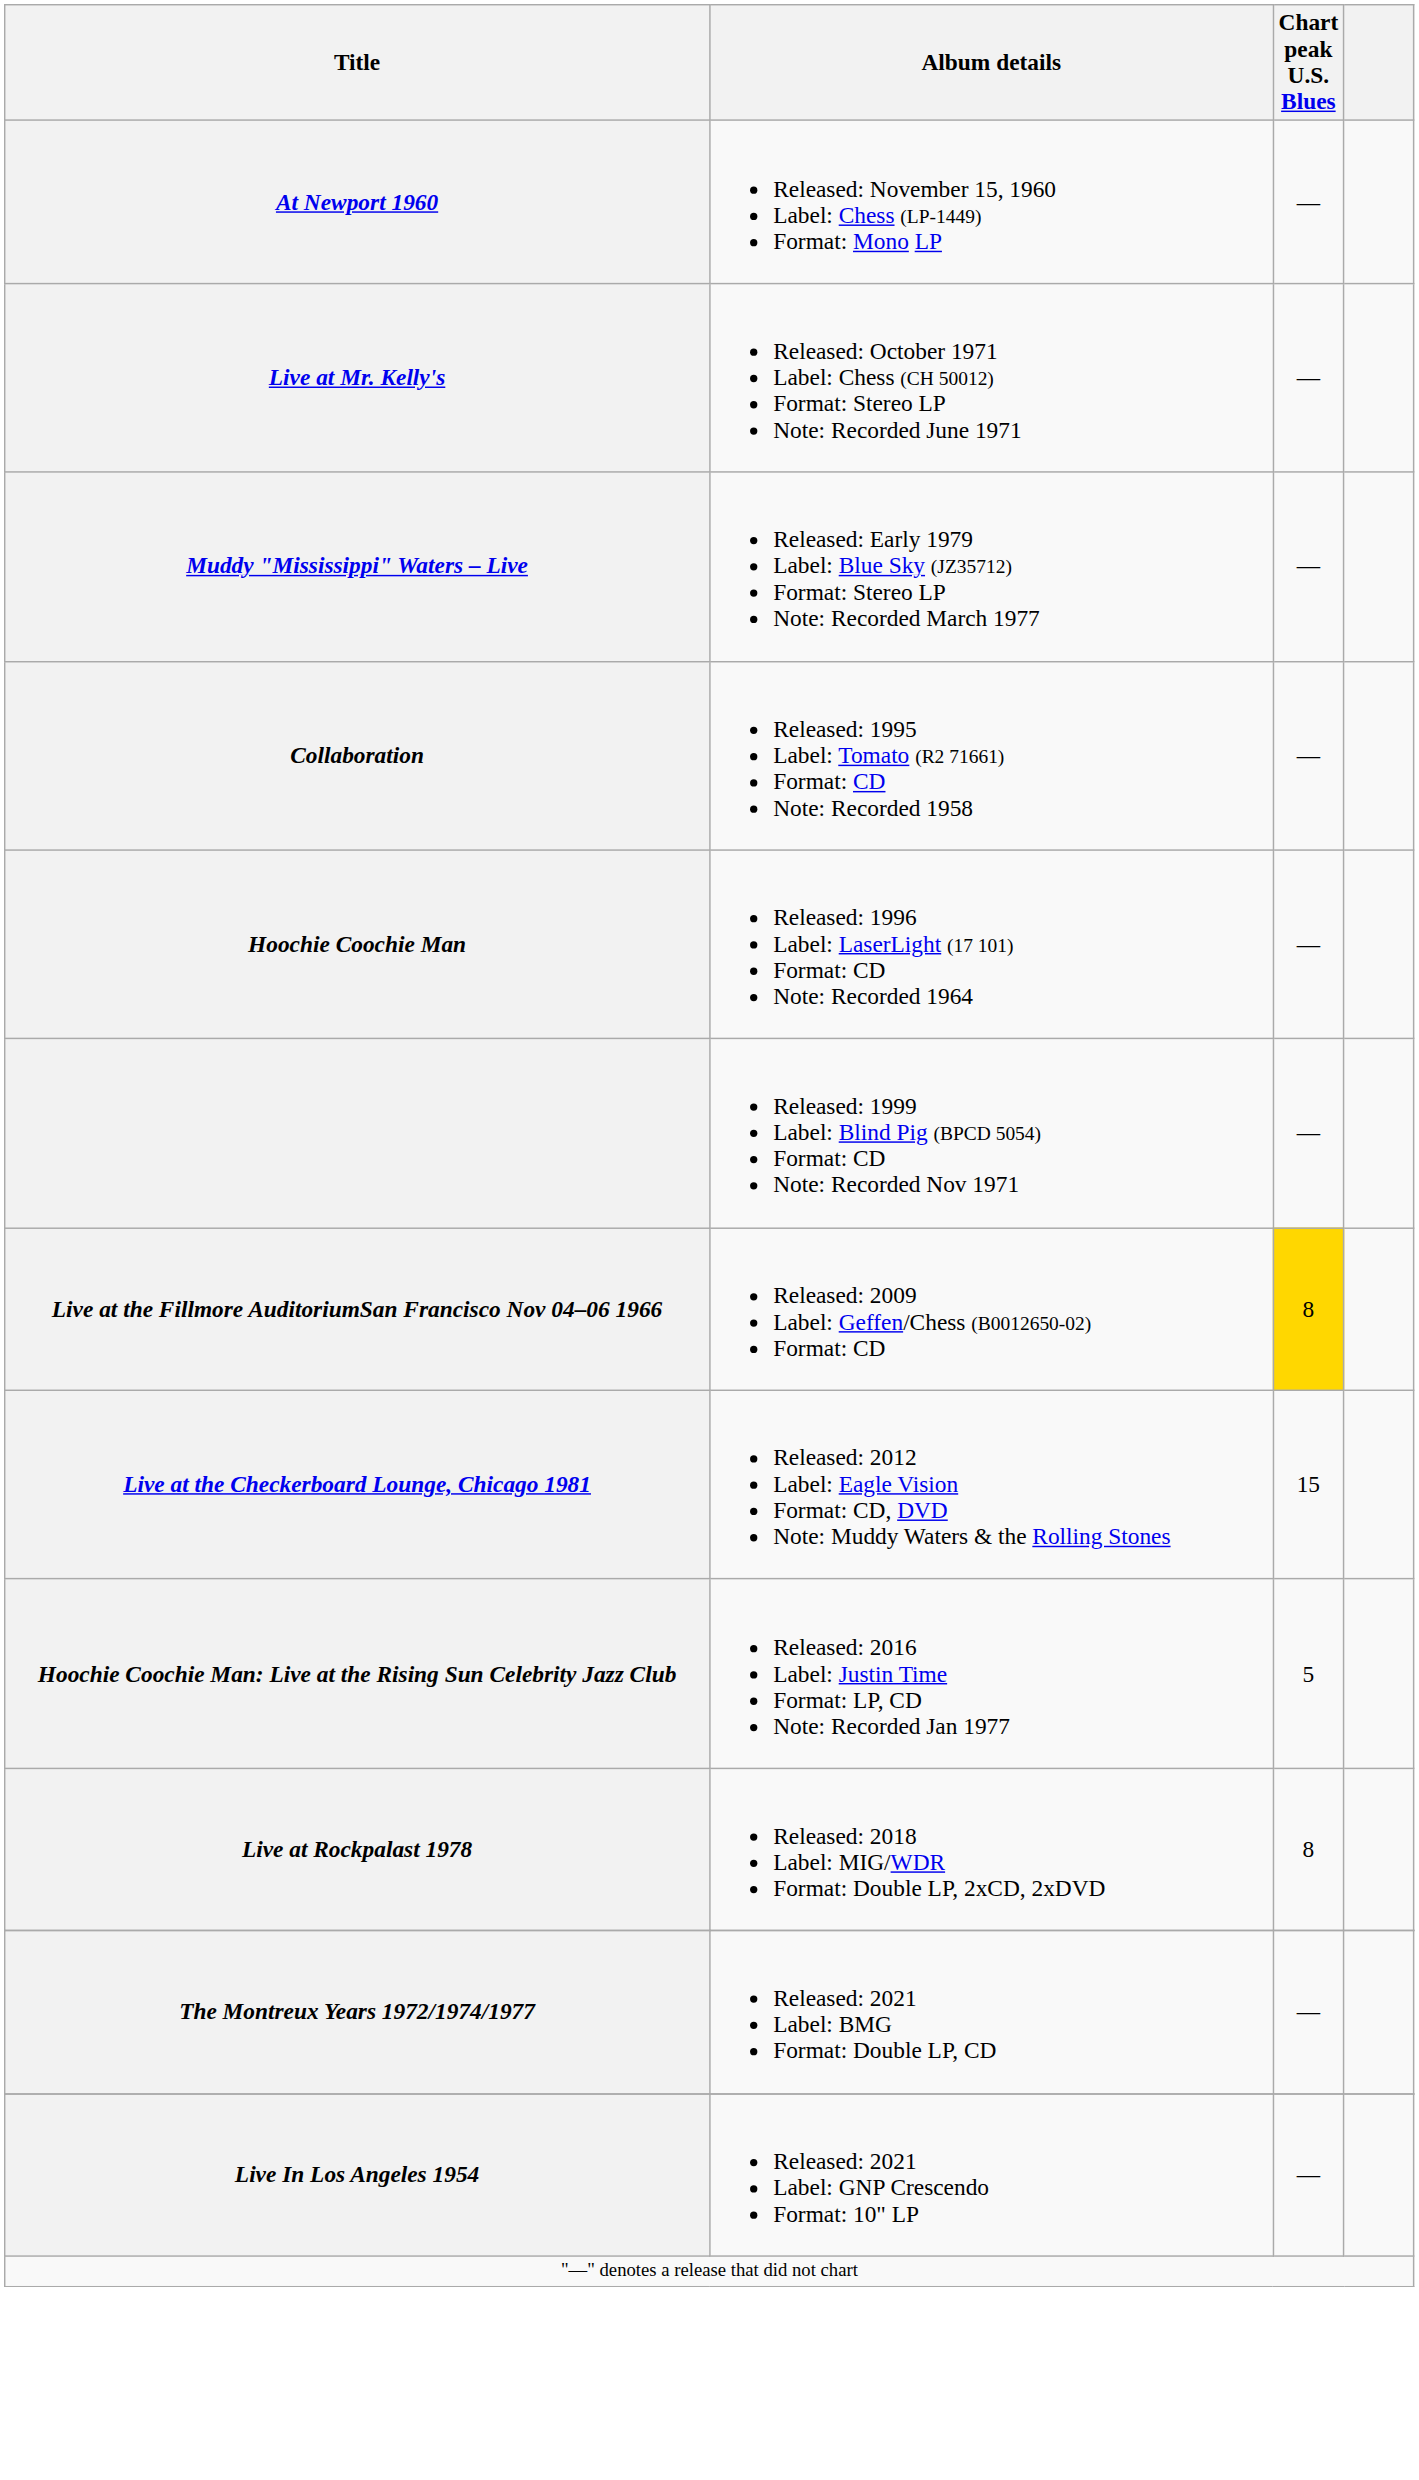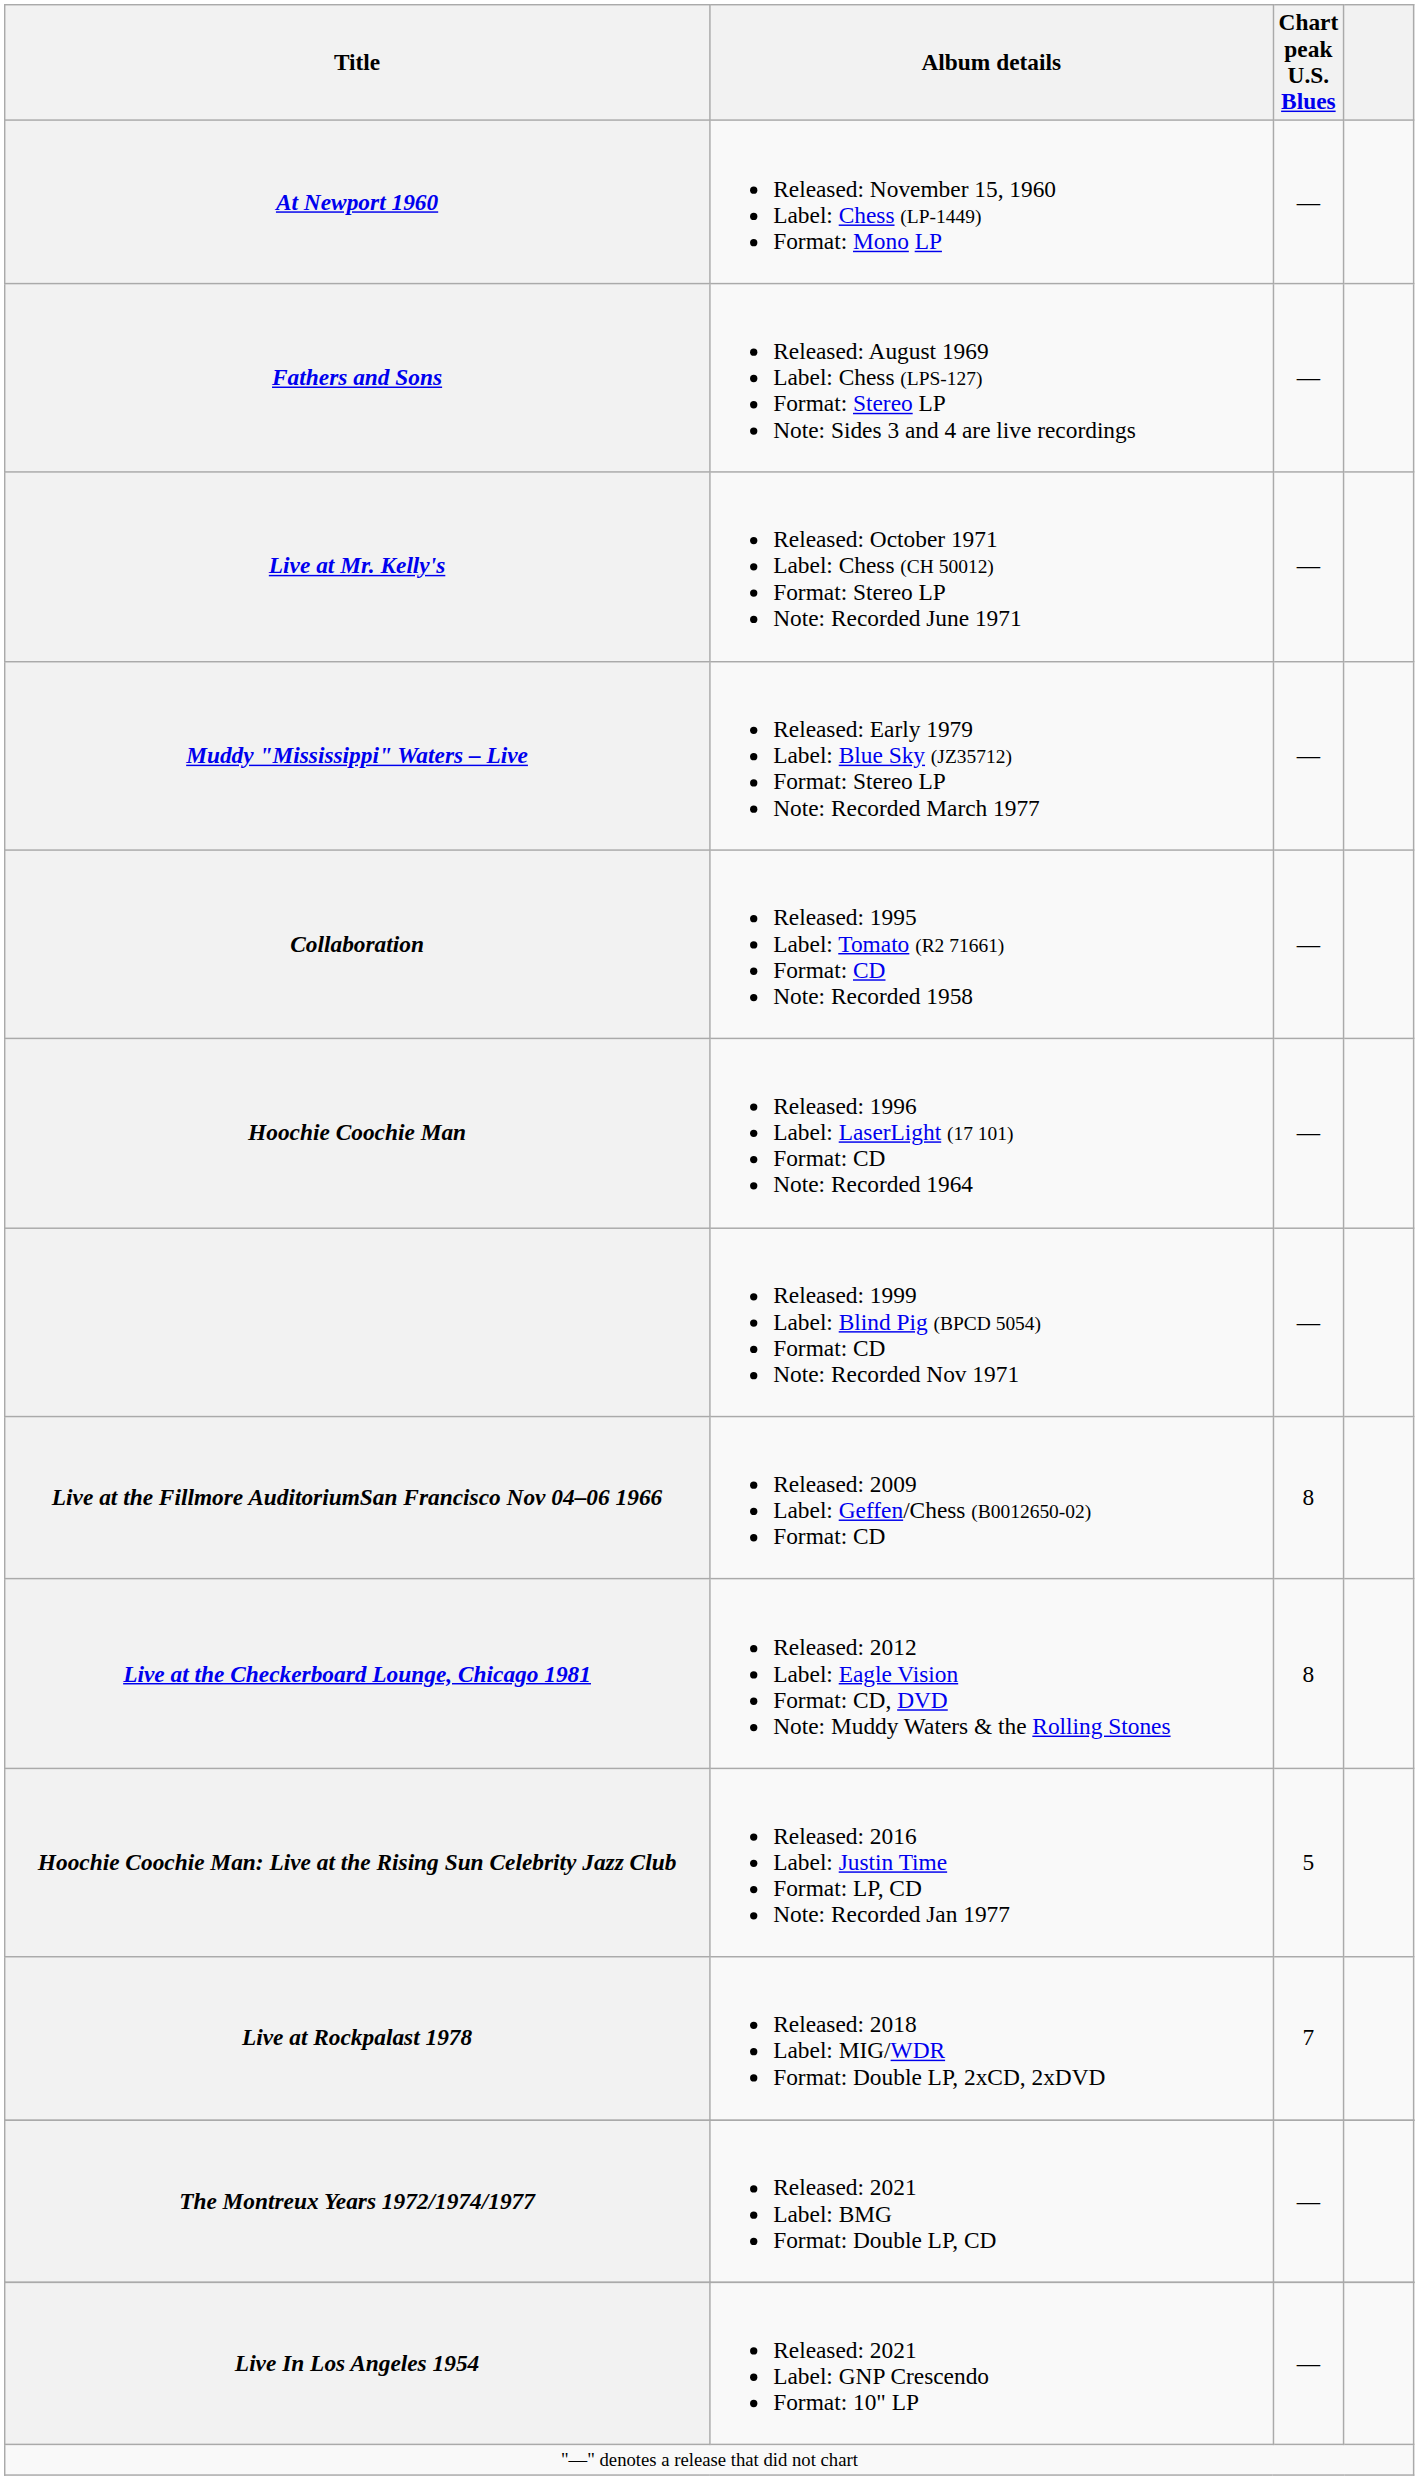+ row: (357, 377)
(1308, 1308) gold background -> (1308, 1497) no background
(1308, 1484) 15 -> (1308, 1673) 8
(1308, 1849) 8 -> (1308, 2038) 7
